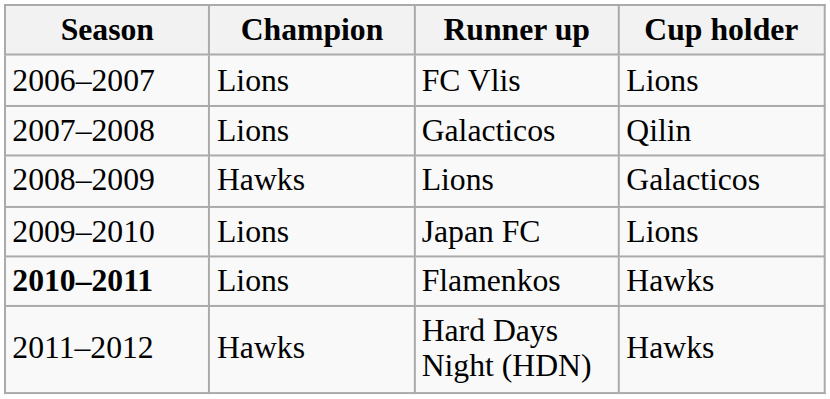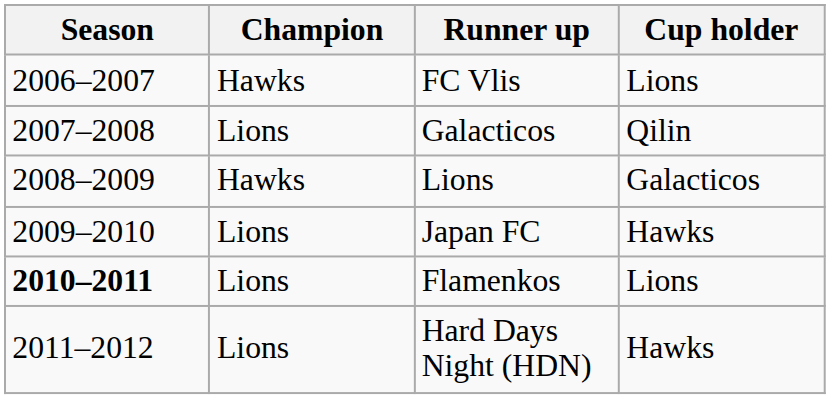(253, 79) Lions -> (261, 79) Hawks
(662, 230) Lions -> (670, 230) Hawks
(670, 280) Hawks -> (662, 280) Lions
(261, 348) Hawks -> (253, 348) Lions
